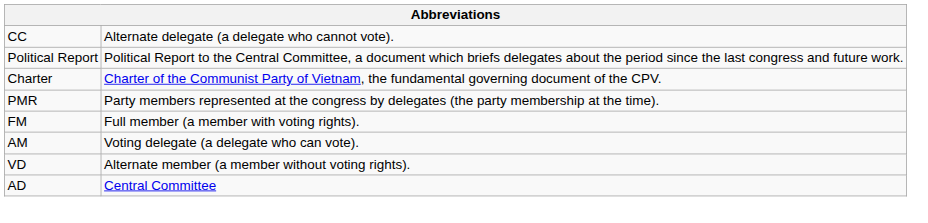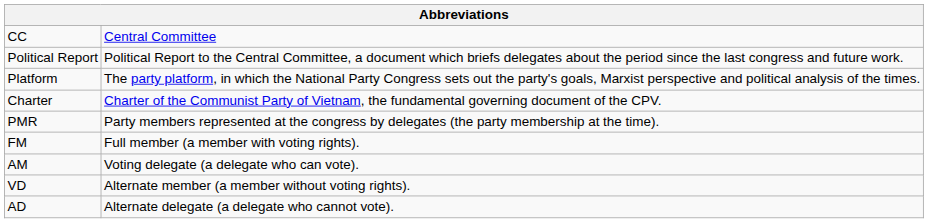(249, 36) Alternate delegate (a delegate who cannot vote). -> (160, 36) Central Committee
+ row: (33, 79)
(160, 185) Central Committee -> (249, 206) Alternate delegate (a delegate who cannot vote).
